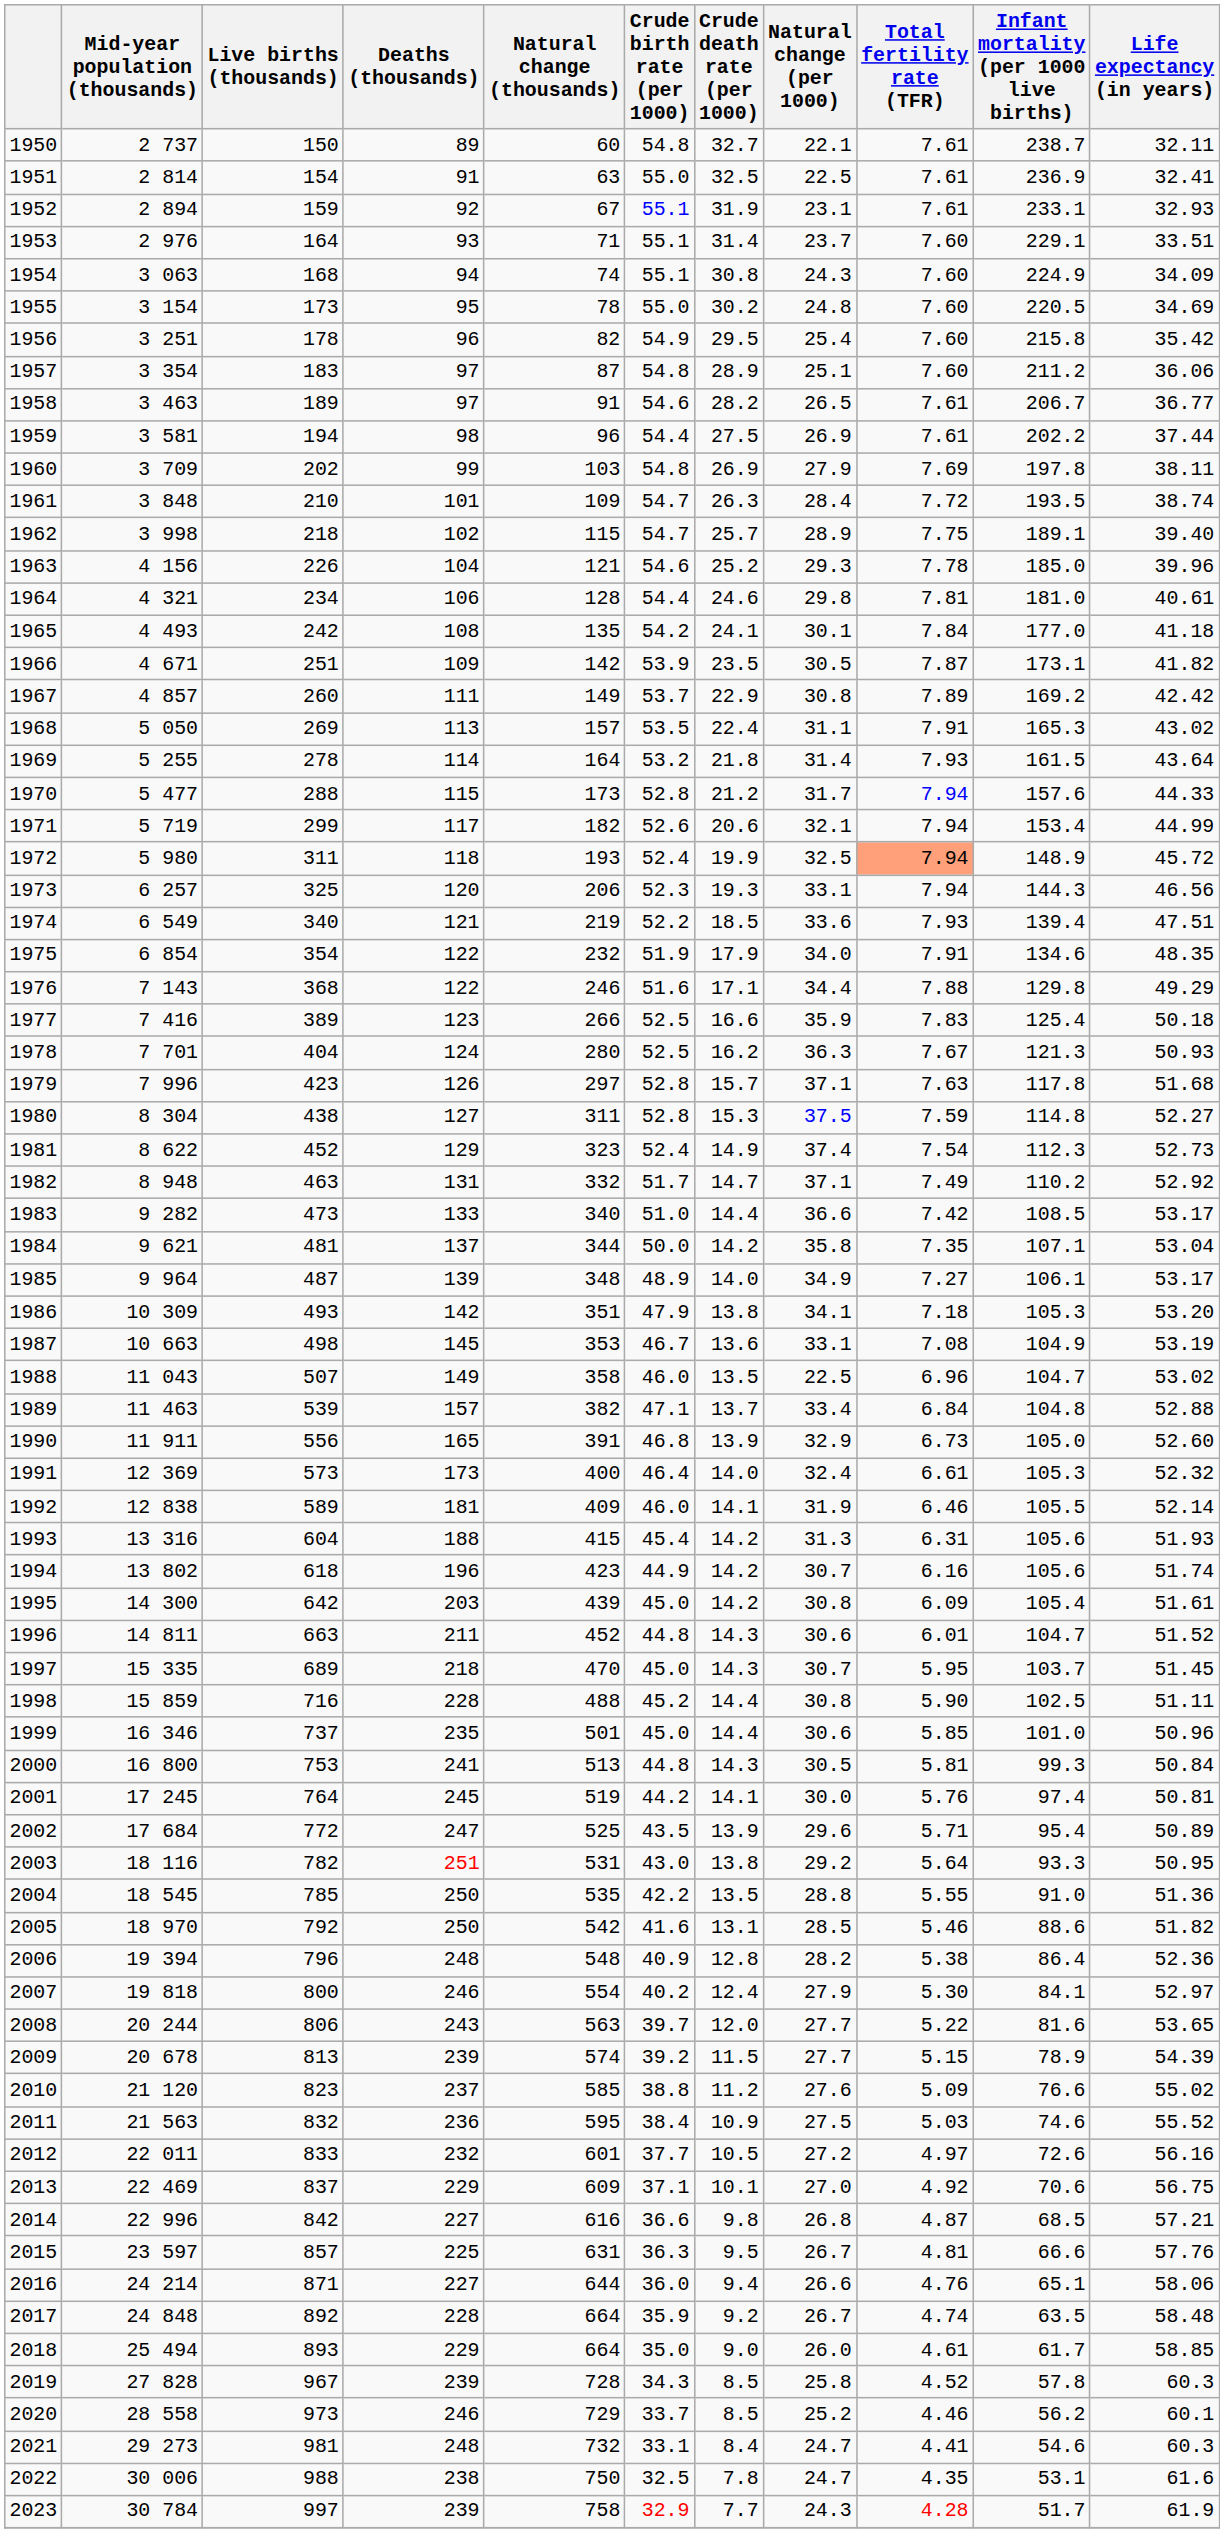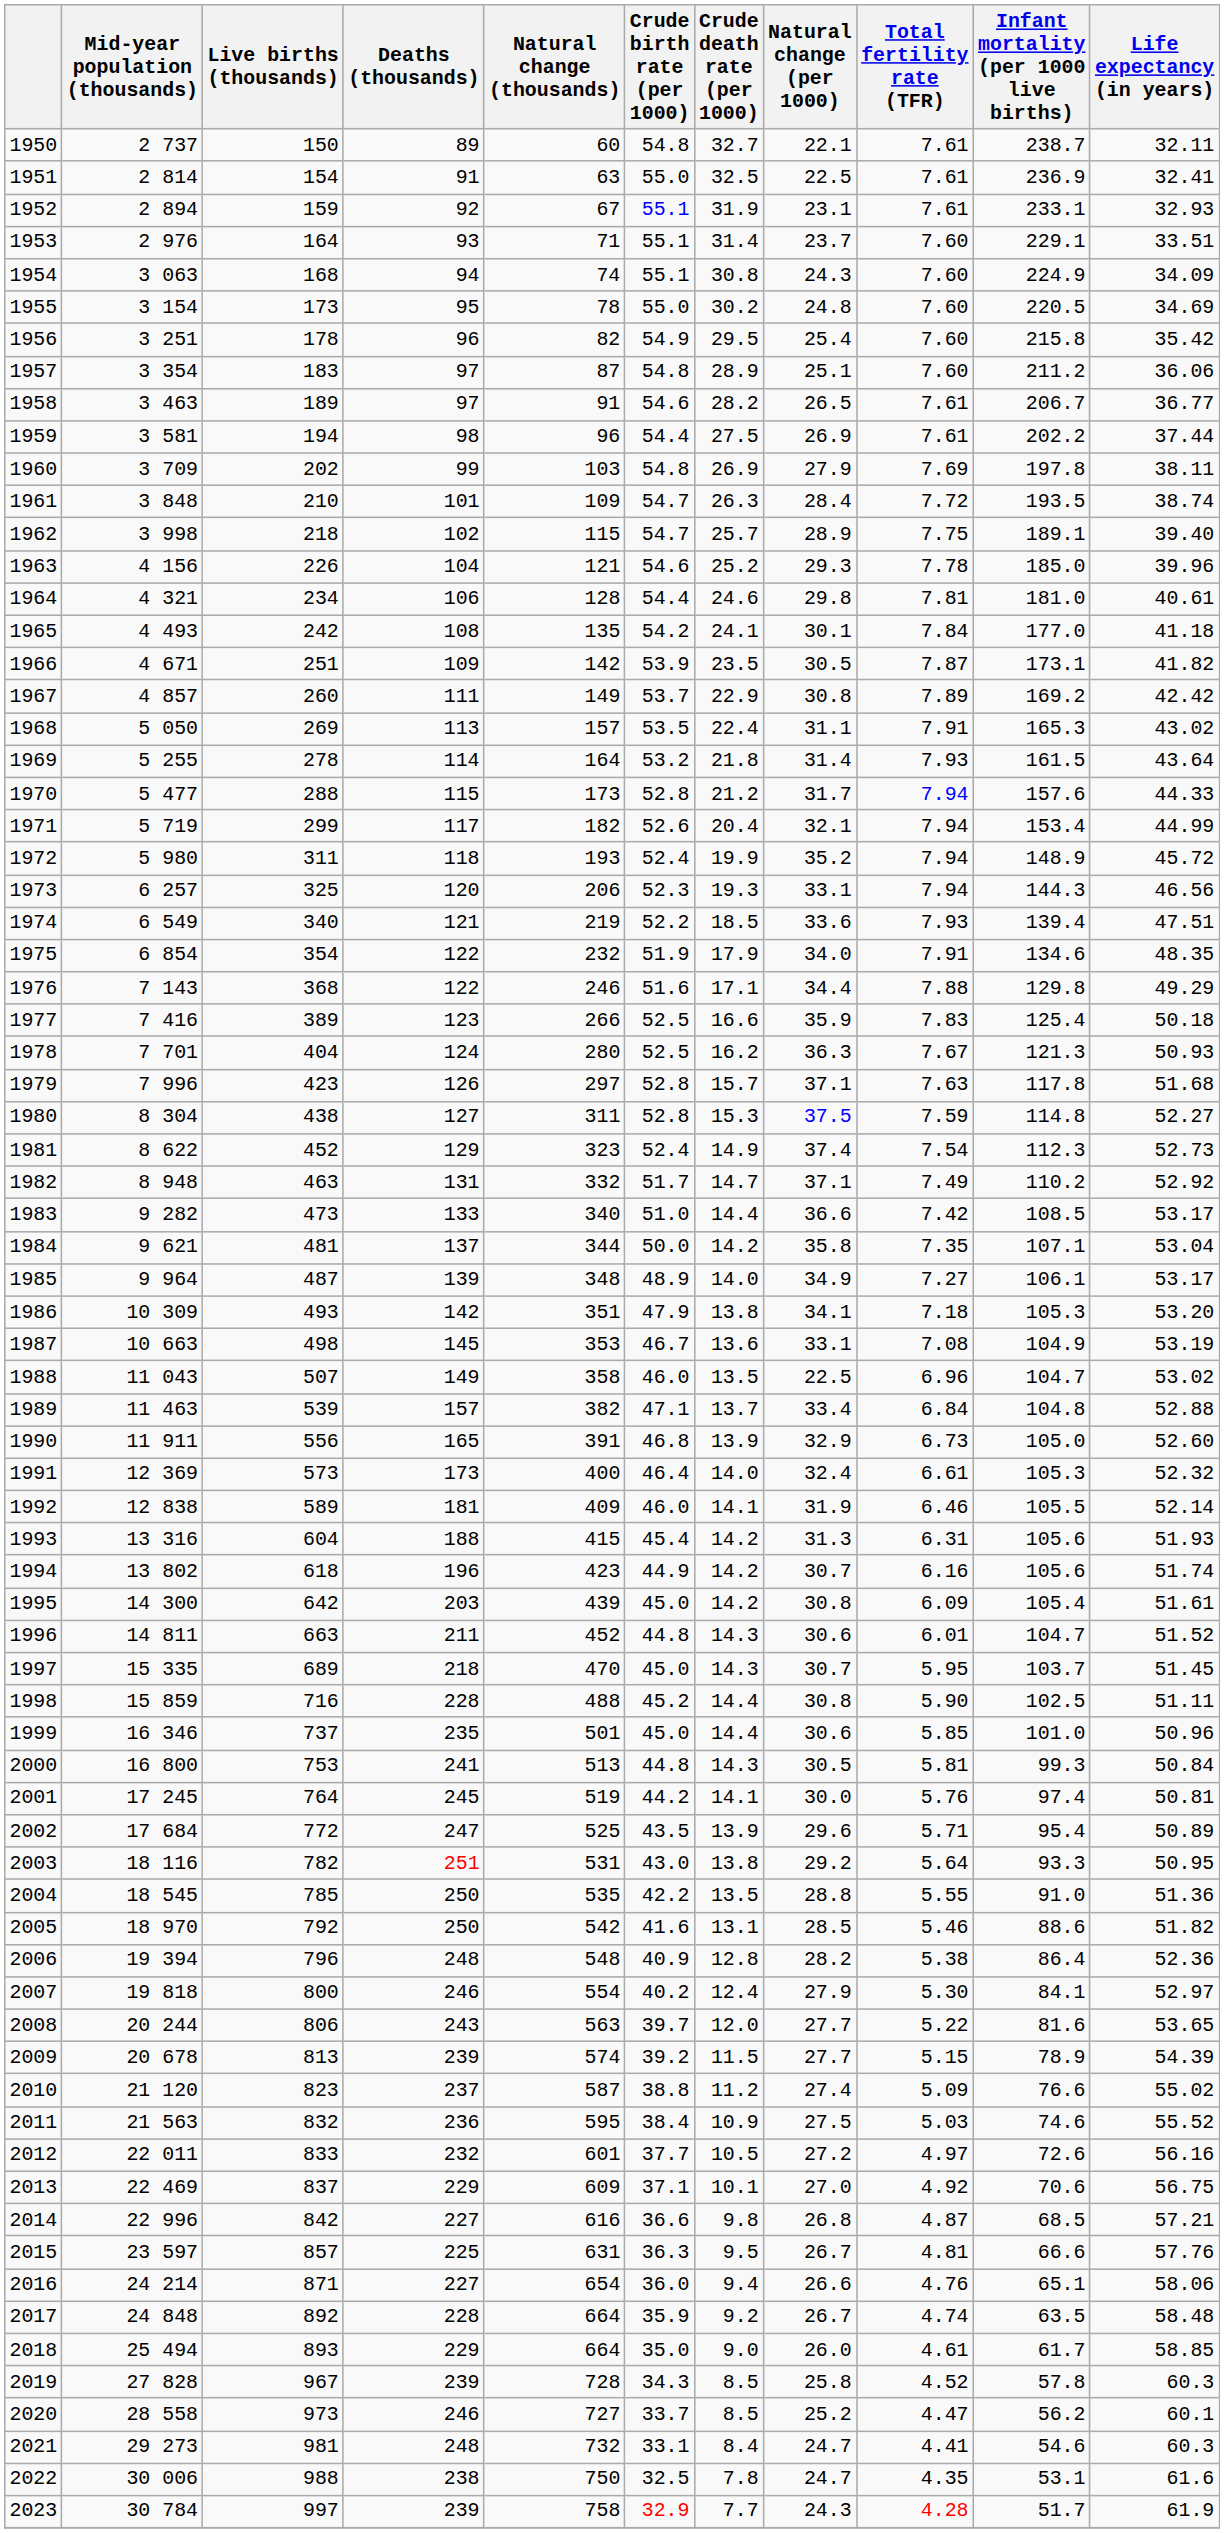(735, 826) 20.6 -> (735, 826) 20.4
(828, 858) 32.5 -> (828, 858) 35.2
(945, 858) lightsalmon background -> (945, 858) no background
(590, 2090) 585 -> (590, 2090) 587
(828, 2090) 27.6 -> (828, 2090) 27.4
(590, 2285) 644 -> (590, 2285) 654
(590, 2414) 729 -> (590, 2414) 727
(945, 2414) 4.46 -> (945, 2414) 4.47
